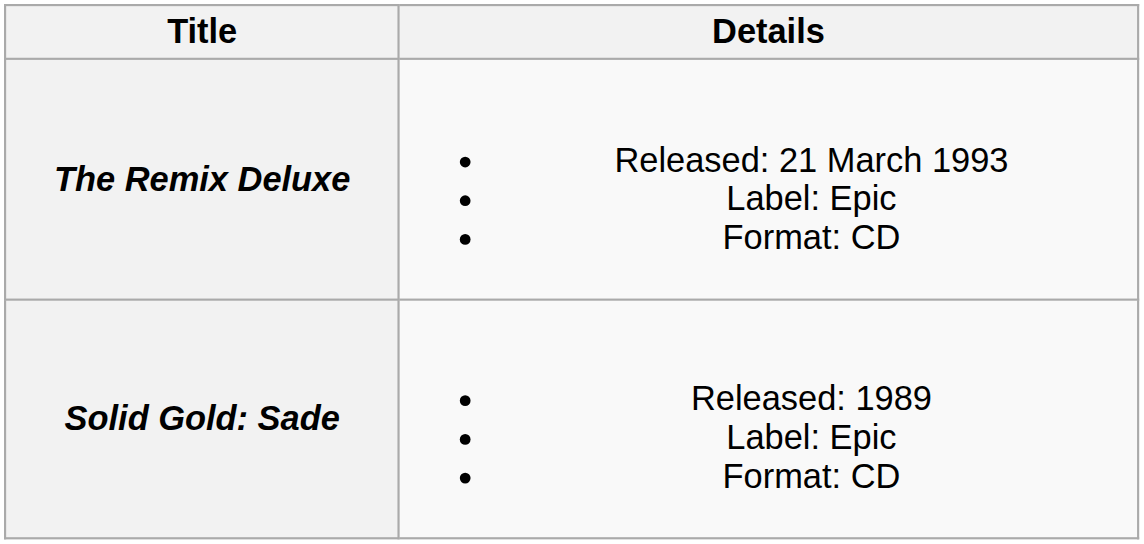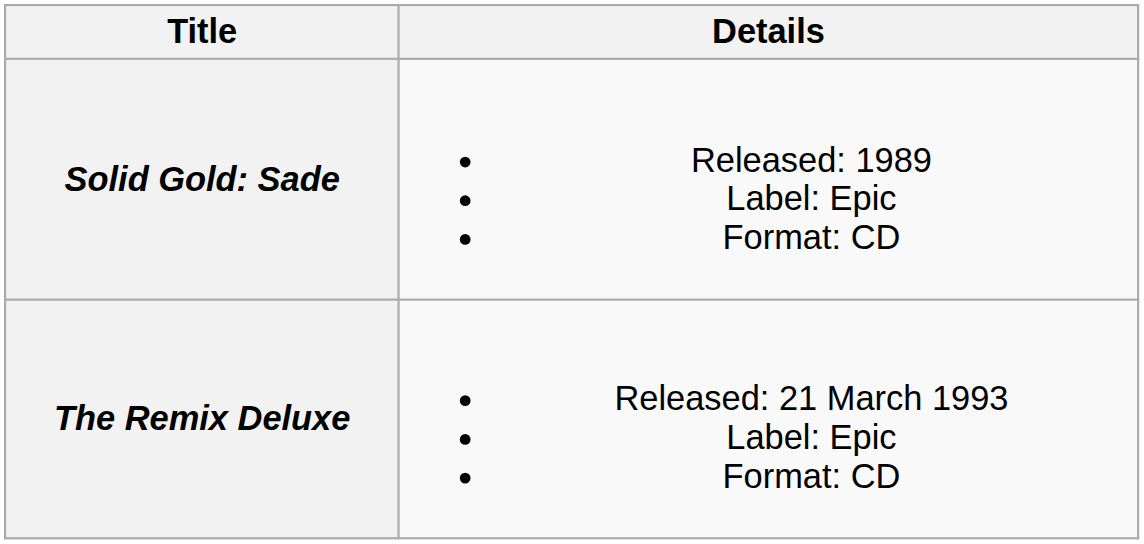rows swapped: (202, 418) <-> (202, 178)
